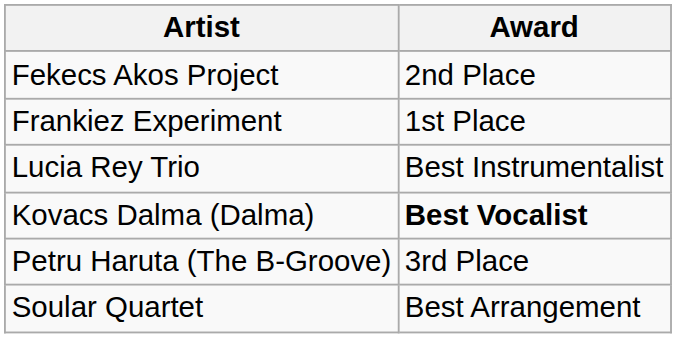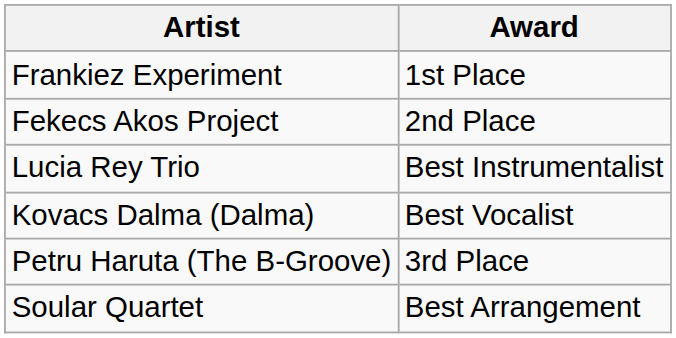rows swapped: (147, 121) <-> (145, 74)
(496, 214) bold -> (489, 214) normal
